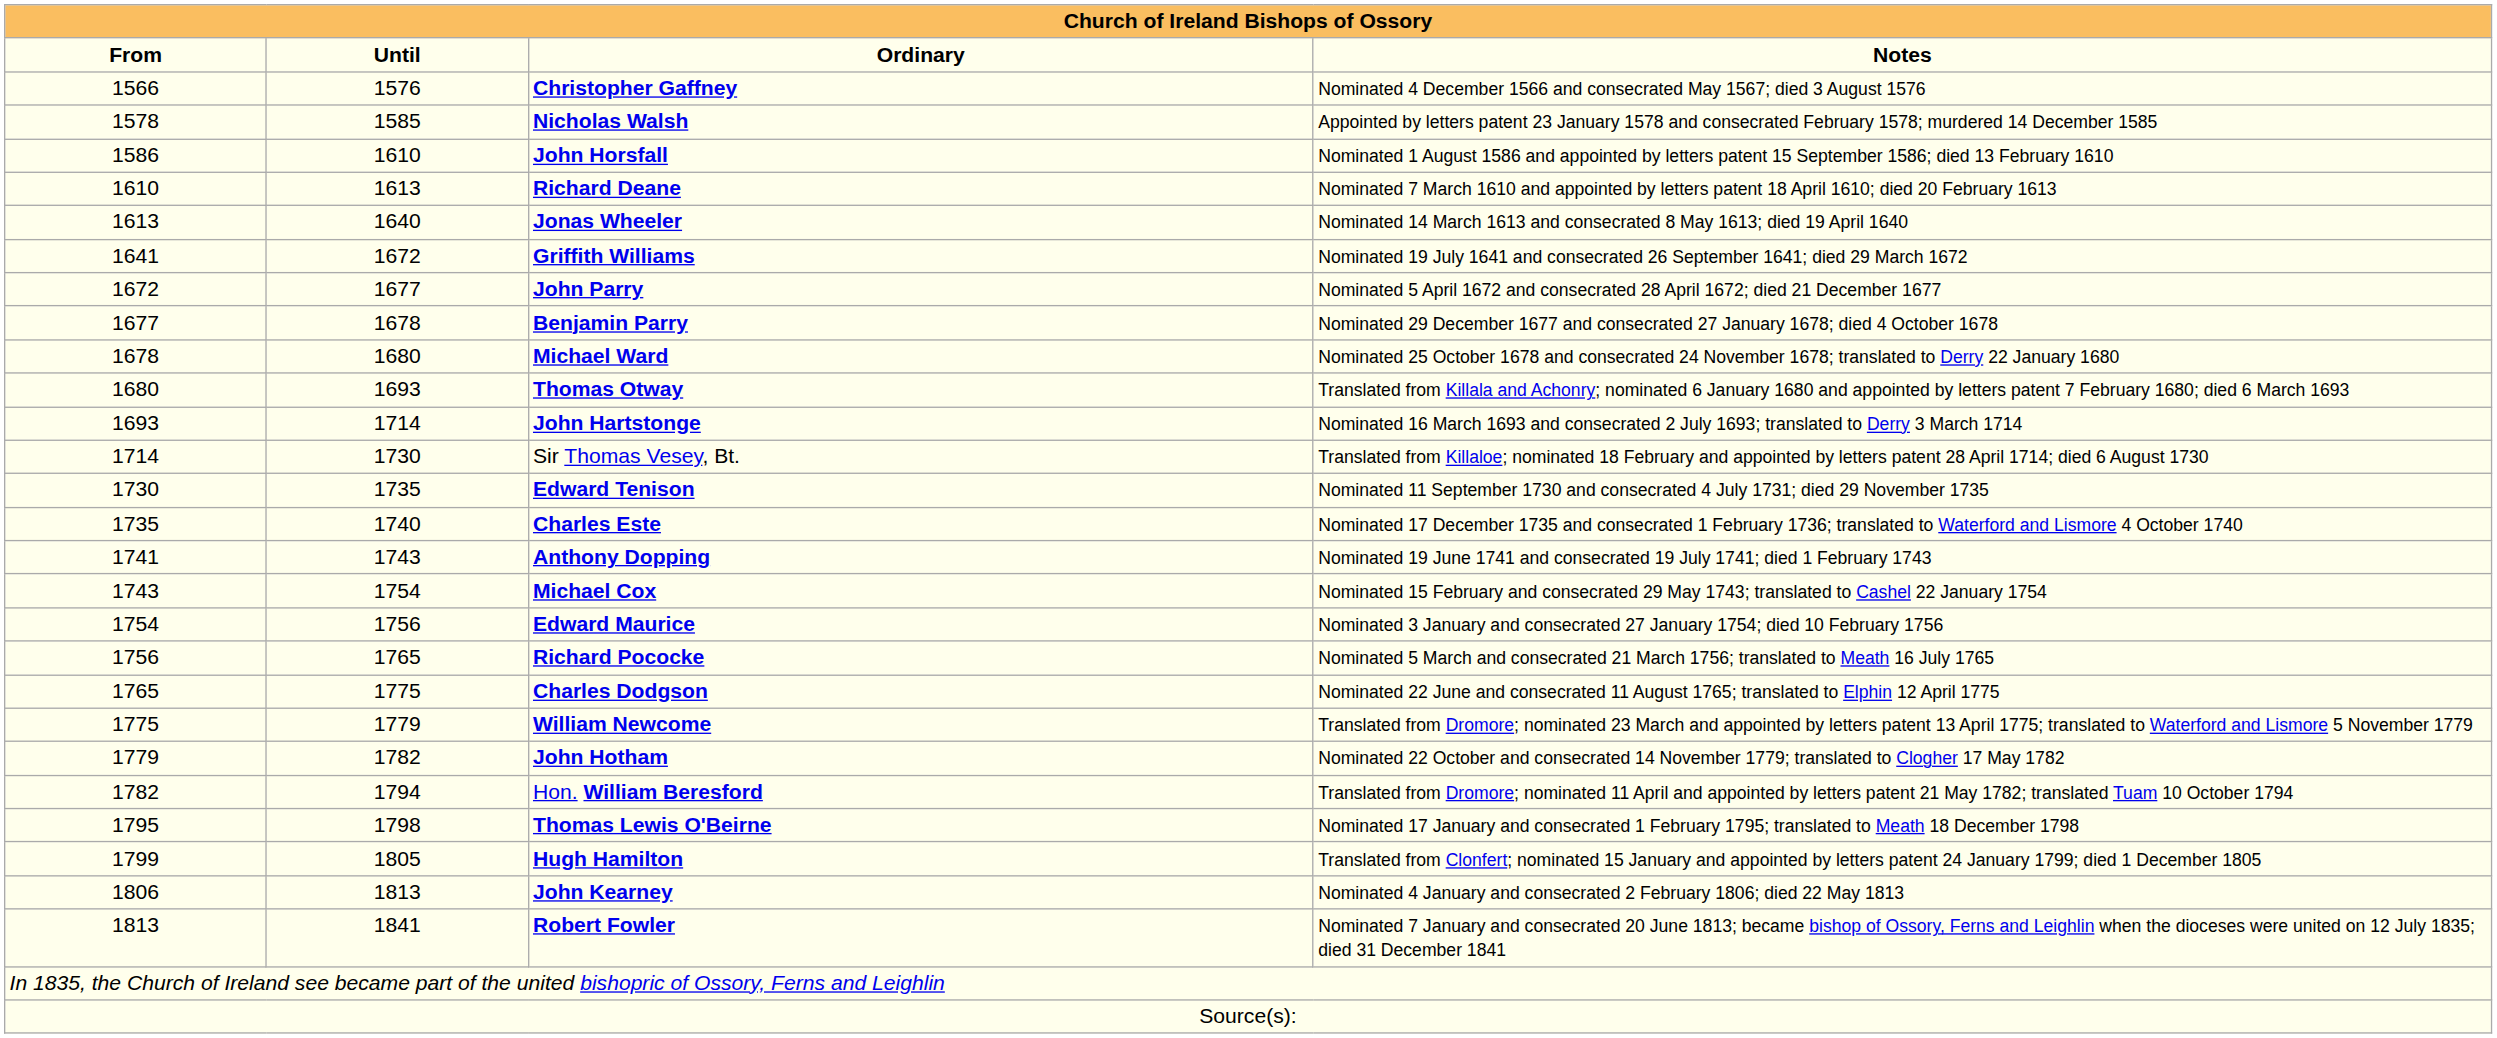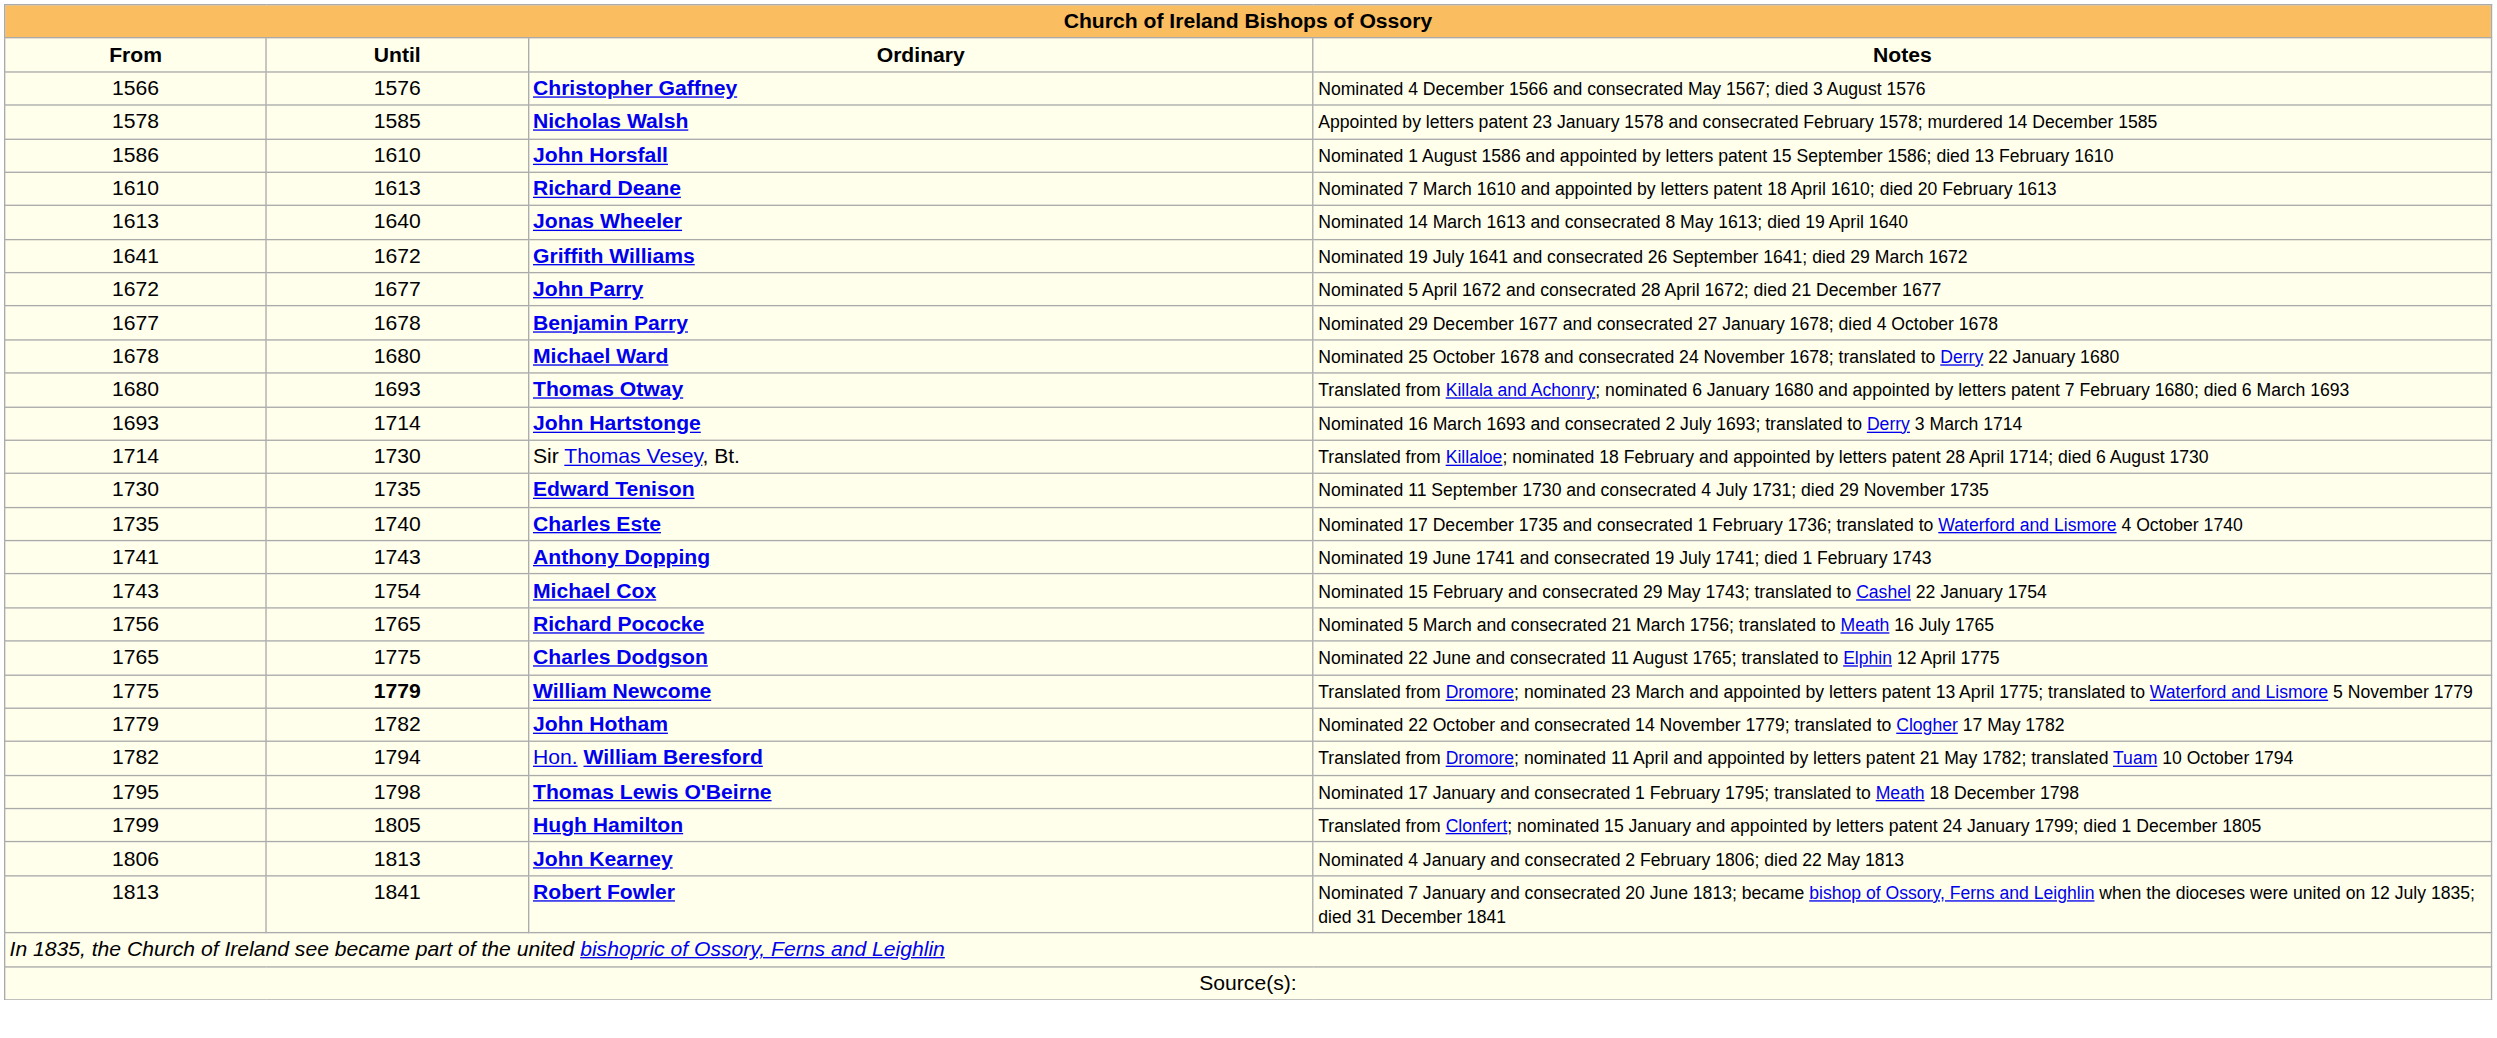- row: (614, 624)
(397, 724) normal -> (397, 691) bold
